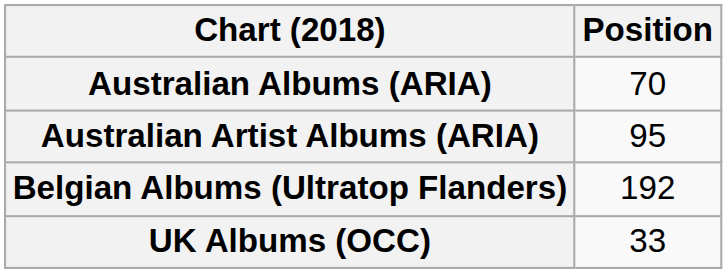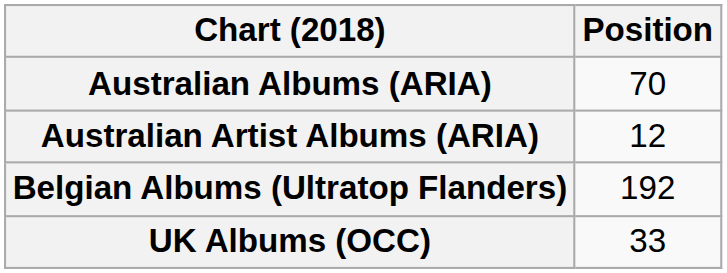(648, 135) 95 -> (648, 135) 12
